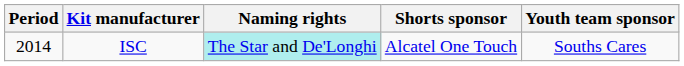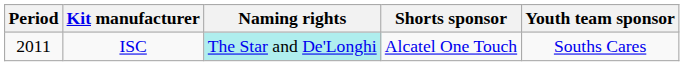(34, 46) 2014 -> (34, 46) 2011
